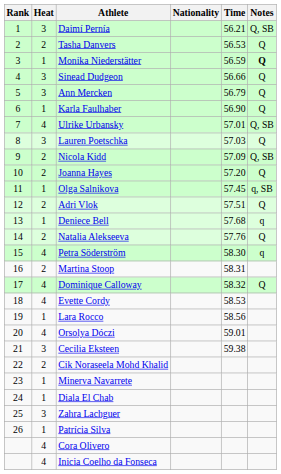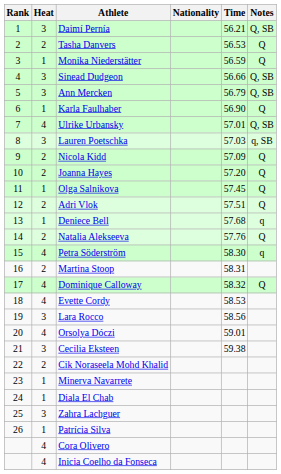(262, 60) bold -> (262, 60) normal
(262, 76) Q -> (262, 76) Q, SB
(262, 92) Q -> (262, 92) Q, SB
(262, 141) Q -> (262, 141) q, SB
(262, 157) Q, SB -> (262, 157) Q
(262, 189) q, SB -> (262, 189) Q
(44, 317) 1 -> (44, 317) 3
